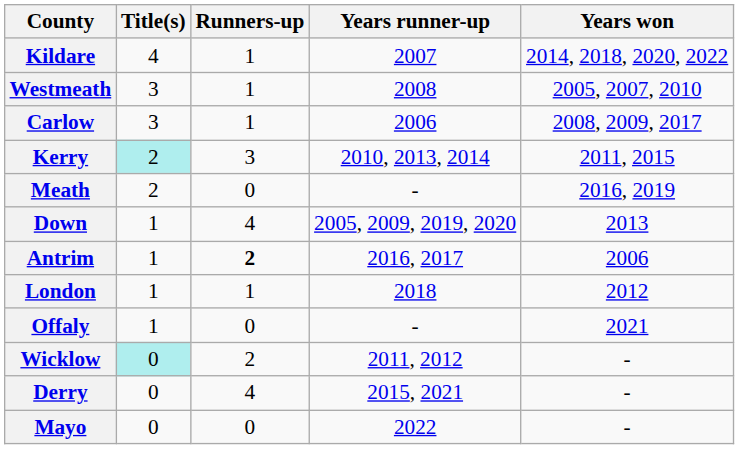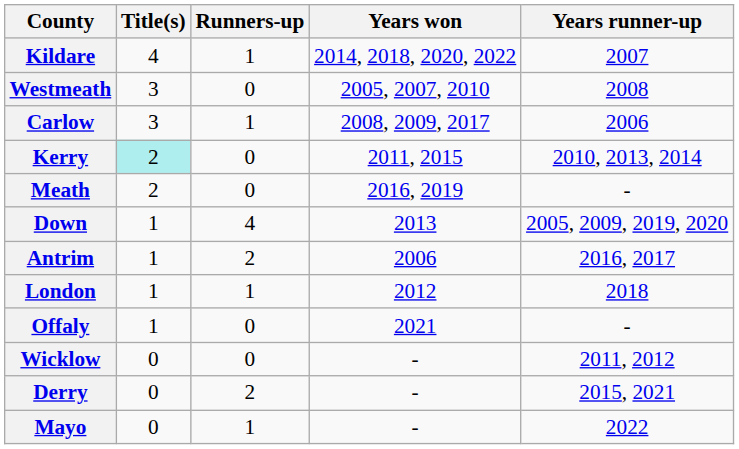columns swapped: (627, 21) <-> (415, 21)
(250, 88) 1 -> (250, 88) 0
(250, 156) 3 -> (250, 156) 0
(250, 257) bold -> (250, 257) normal
(153, 358) paleturquoise background -> (153, 358) no background
(250, 358) 2 -> (250, 358) 0
(250, 392) 4 -> (250, 392) 2
(250, 426) 0 -> (250, 426) 1
